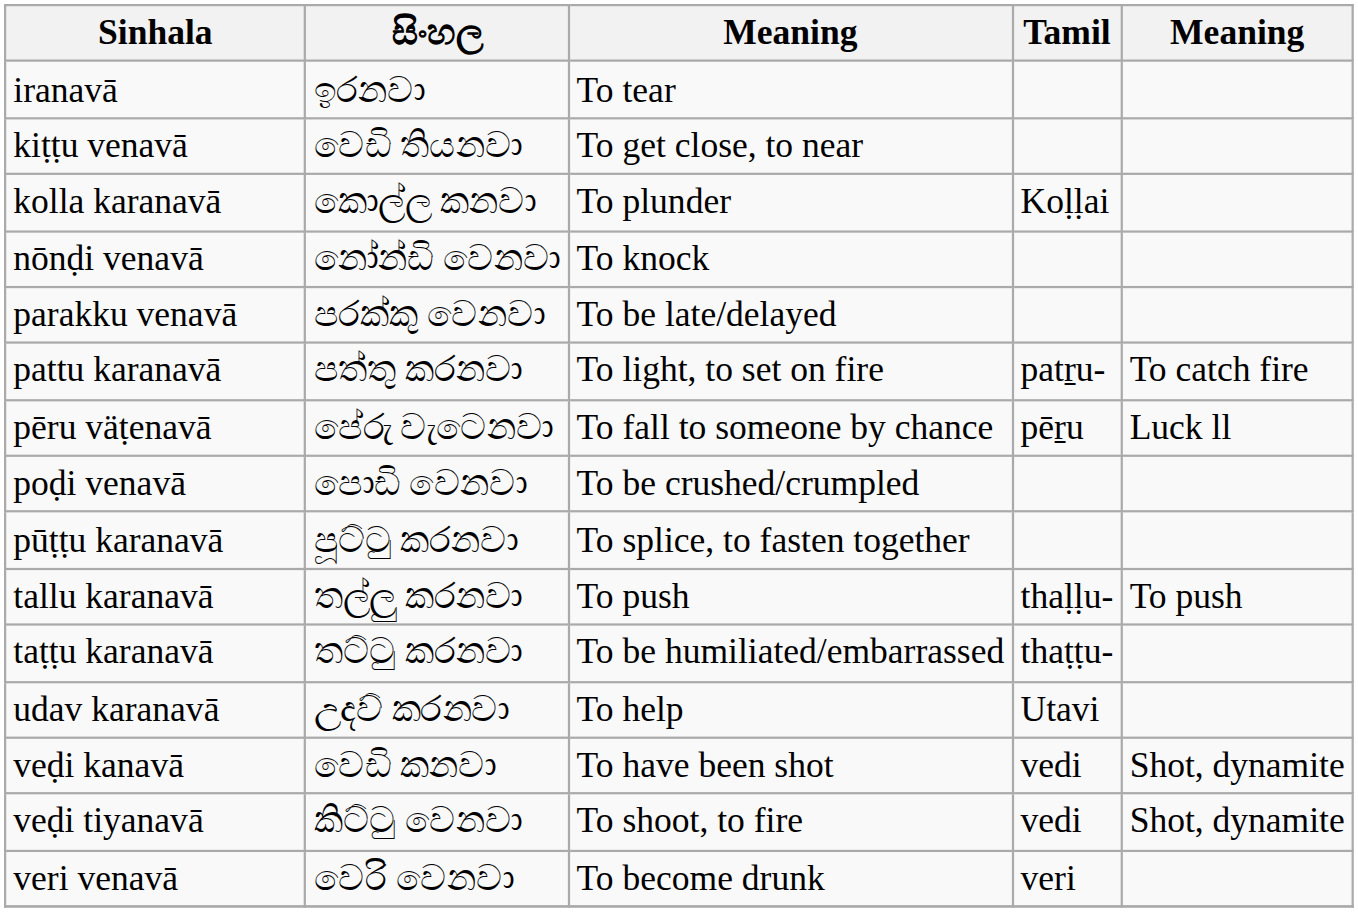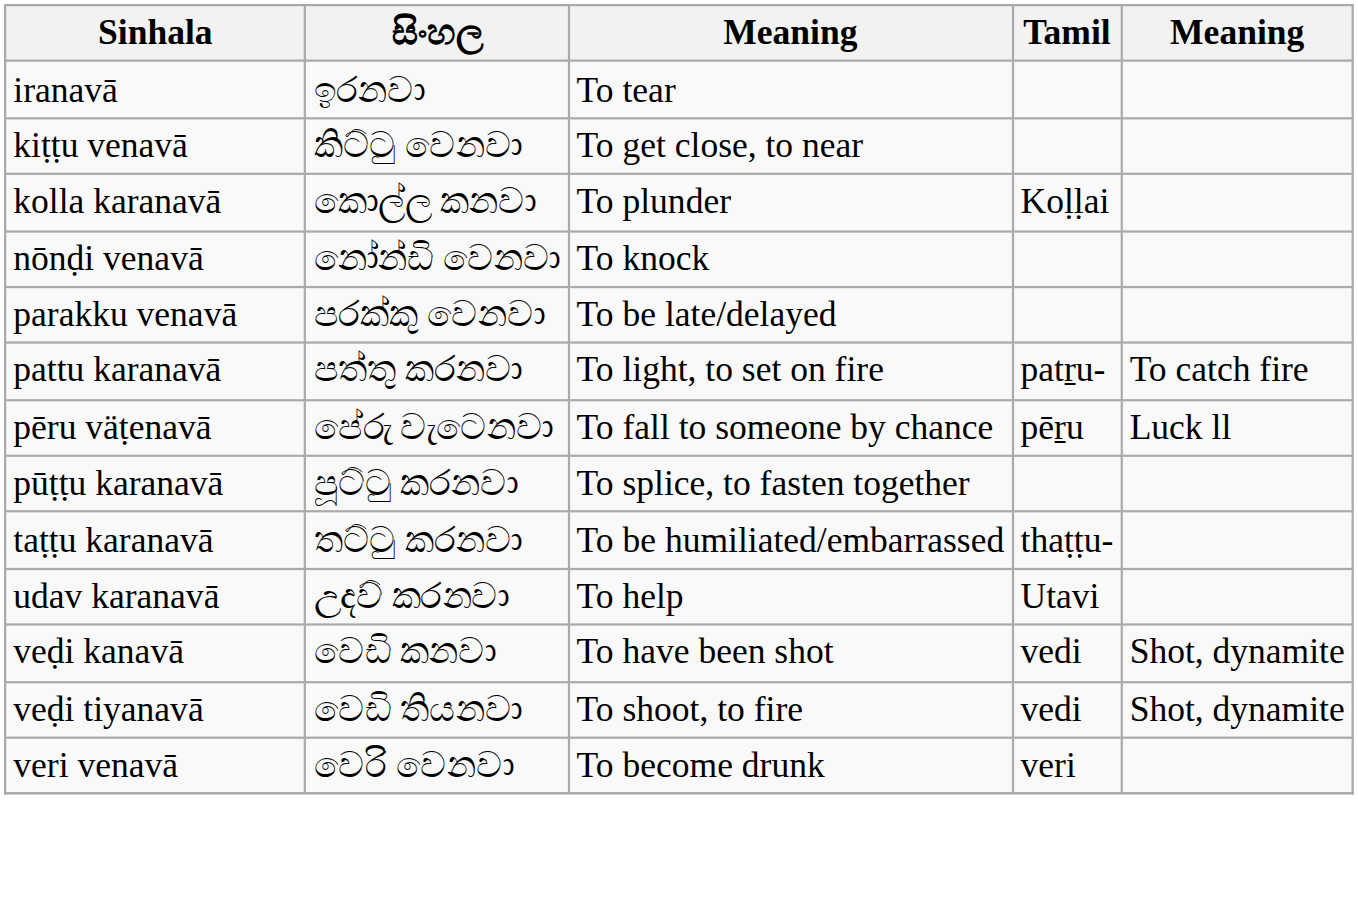(418, 145) වෙඩි තියනවා -> (418, 145) කිට්ටු වෙනවා
- row: (100, 483)
- row: (113, 595)
(418, 821) කිට්ටු වෙනවා -> (418, 708) වෙඩි තියනවා
